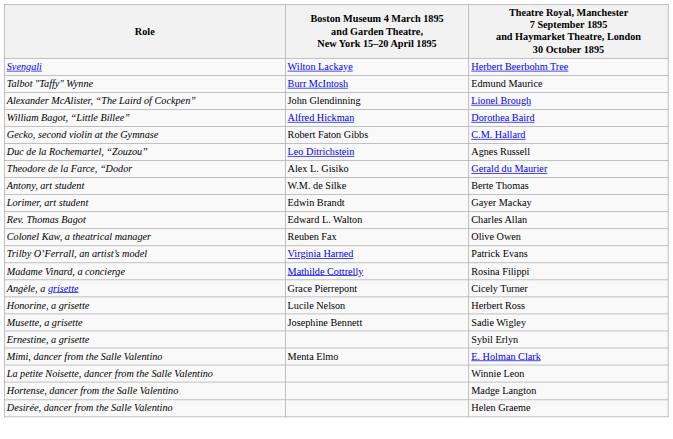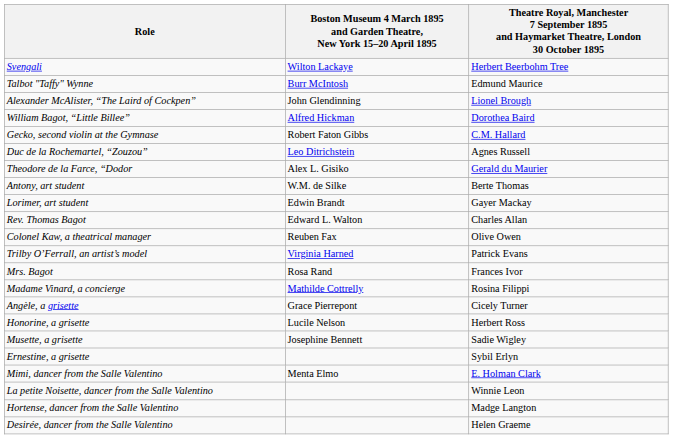+ row: (30, 271)
